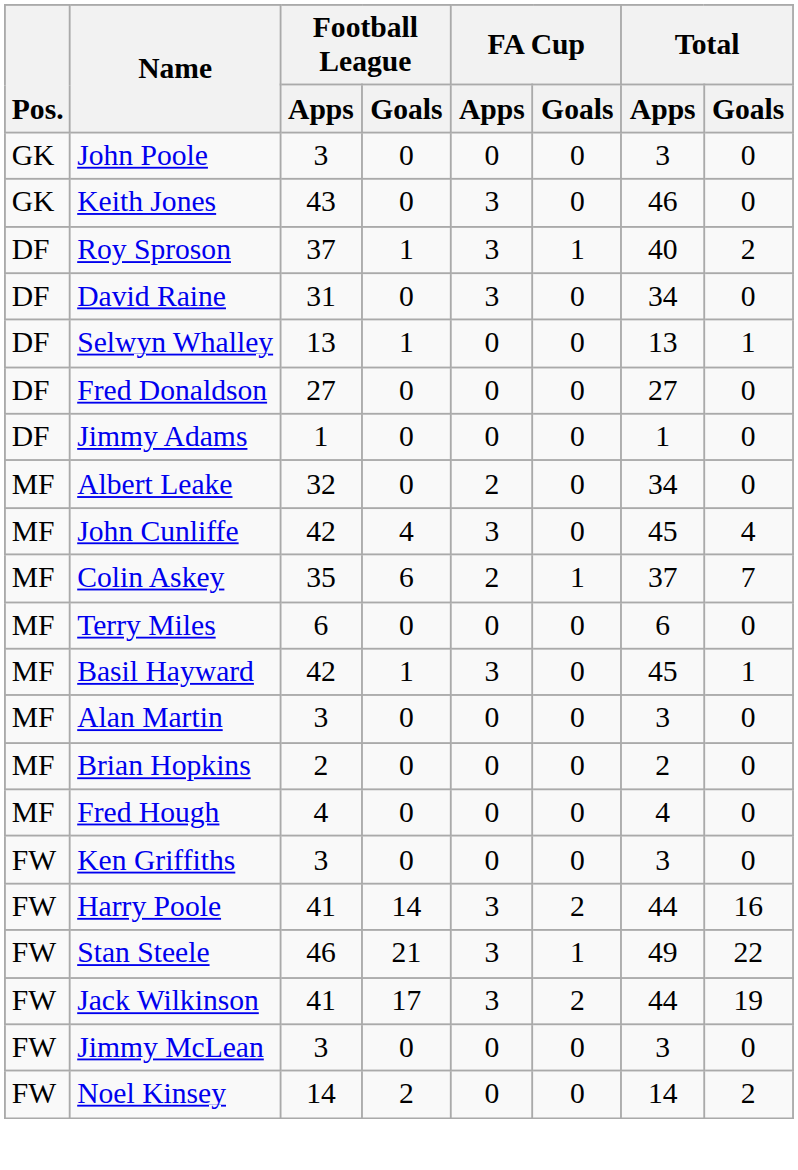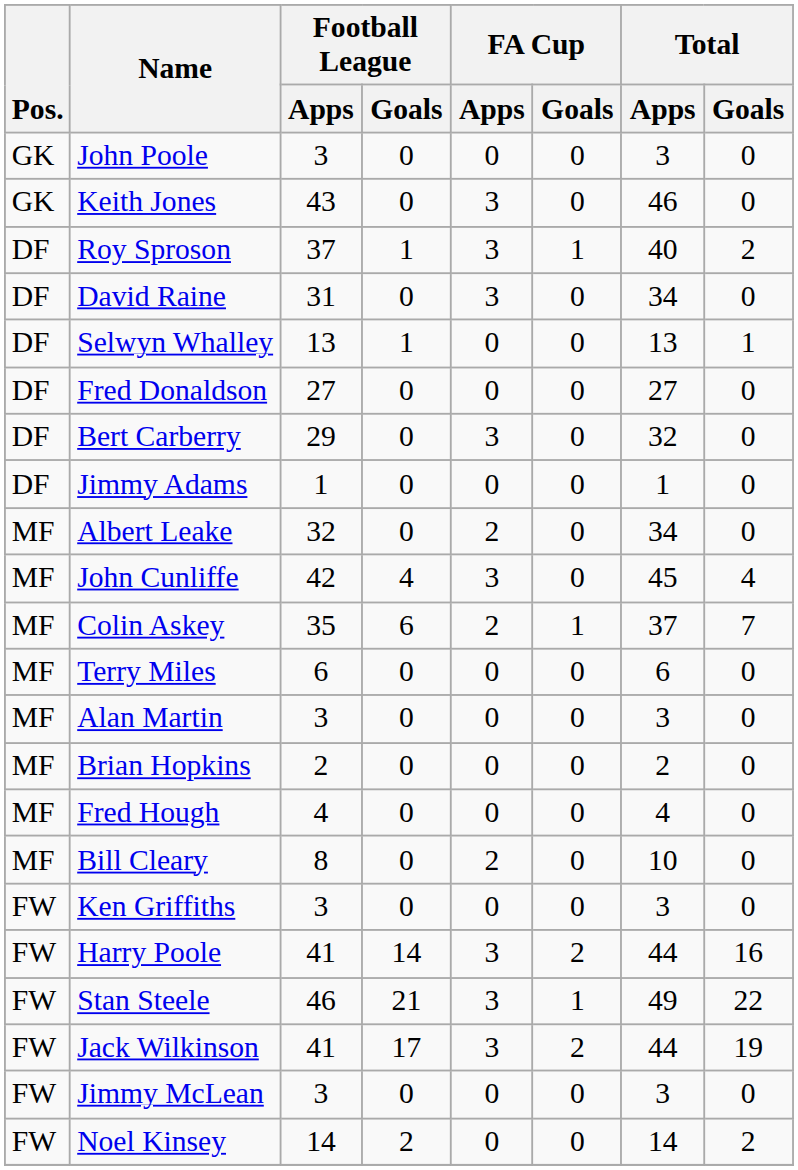+ row: (159, 436)
- row: (166, 671)
+ row: (143, 859)
